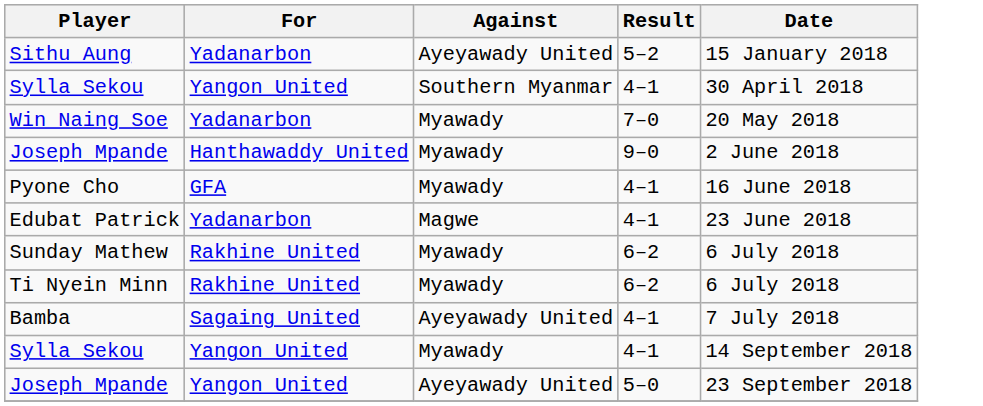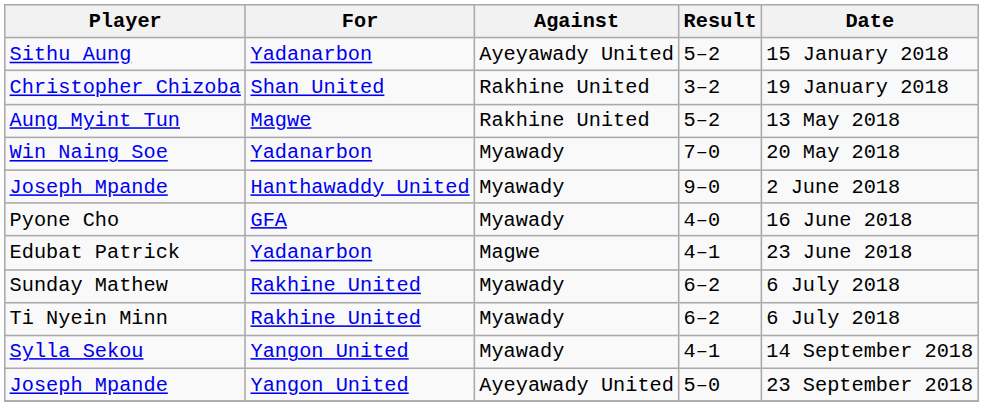+ row: (125, 87)
- row: (77, 87)
+ row: (95, 120)
(641, 187) 4–1 -> (702, 220) 4–0
- row: (40, 319)
